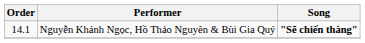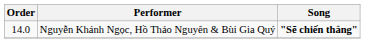(21, 29) 14.1 -> (21, 29) 14.0
